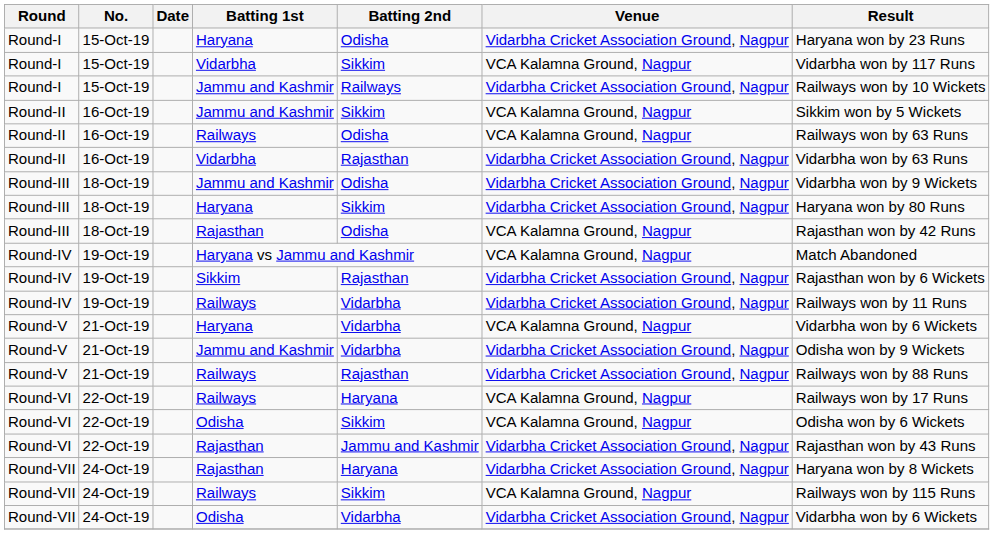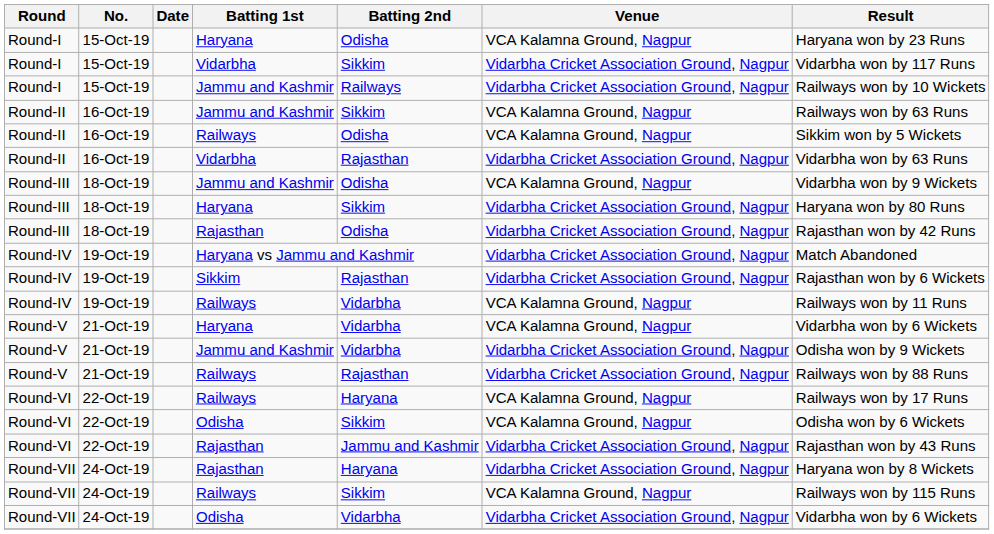(637, 40) Vidarbha Cricket Association Ground, Nagpur -> (588, 40) VCA Kalamna Ground, Nagpur
(588, 64) VCA Kalamna Ground, Nagpur -> (637, 64) Vidarbha Cricket Association Ground, Nagpur
(879, 111) Sikkim won by 5 Wickets -> (882, 111) Railways won by 63 Runs
(882, 135) Railways won by 63 Runs -> (879, 135) Sikkim won by 5 Wickets
(637, 183) Vidarbha Cricket Association Ground, Nagpur -> (588, 183) VCA Kalamna Ground, Nagpur
(588, 231) VCA Kalamna Ground, Nagpur -> (637, 231) Vidarbha Cricket Association Ground, Nagpur
(588, 254) VCA Kalamna Ground, Nagpur -> (637, 254) Vidarbha Cricket Association Ground, Nagpur
(637, 302) Vidarbha Cricket Association Ground, Nagpur -> (588, 302) VCA Kalamna Ground, Nagpur
